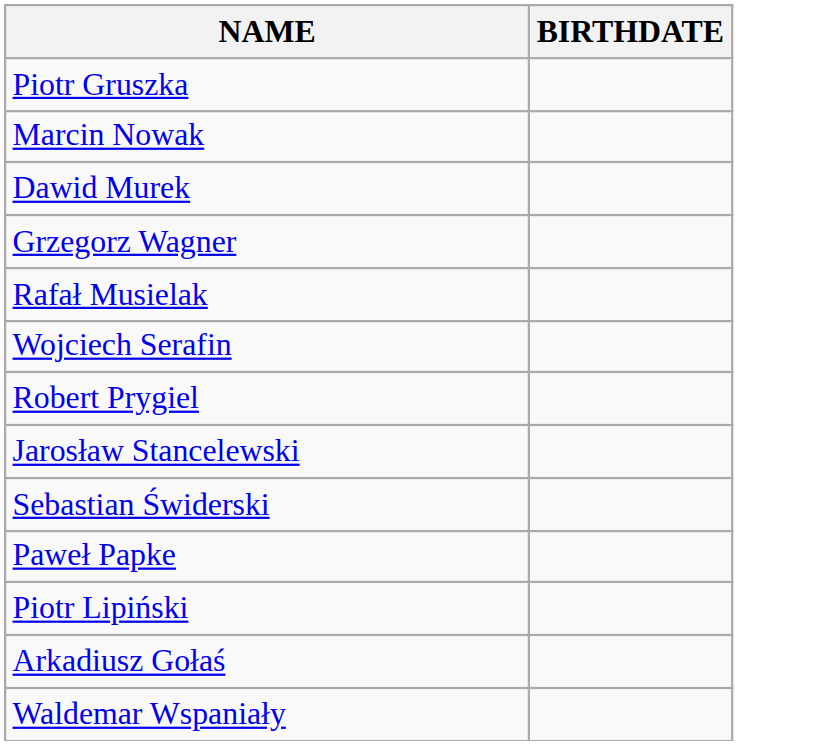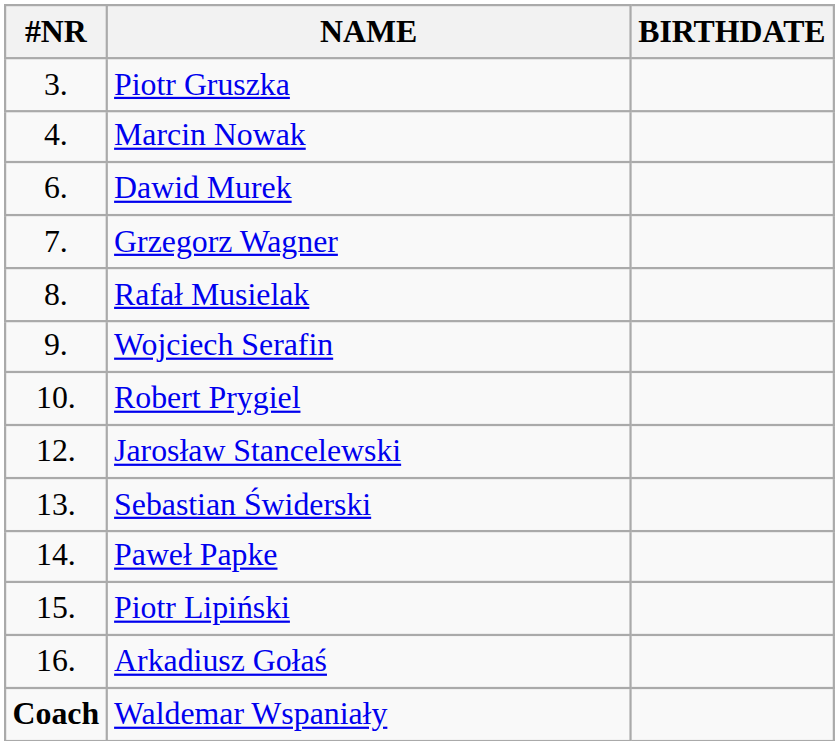+ column: (56, 31)
